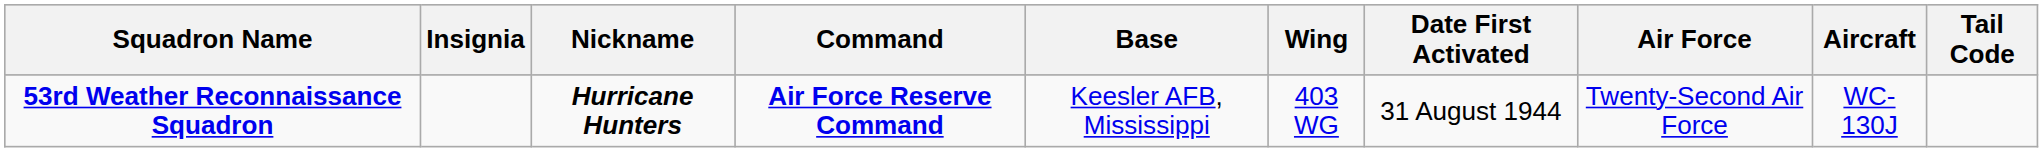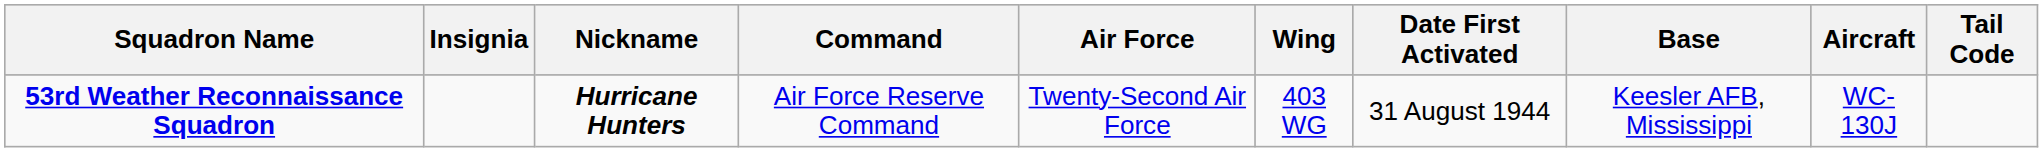columns swapped: (1695, 39) <-> (1147, 39)
(880, 110) bold -> (879, 110) normal
